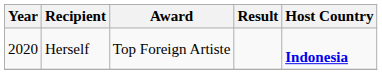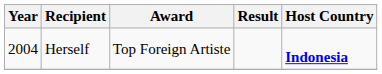(23, 48) 2020 -> (23, 48) 2004
